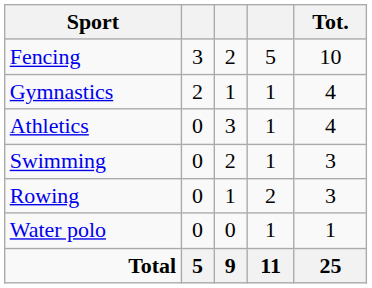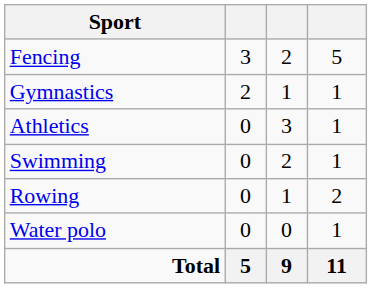- column: (331, 21)
